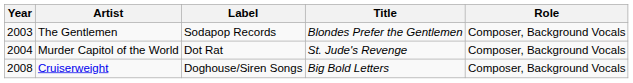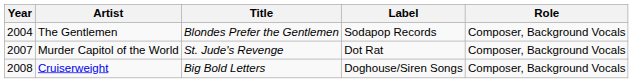columns swapped: (385, 13) <-> (243, 13)
(20, 31) 2003 -> (20, 31) 2004
(20, 50) 2004 -> (20, 50) 2007
